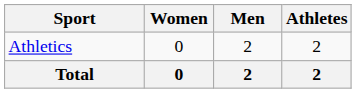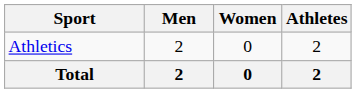columns swapped: (248, 18) <-> (179, 18)
